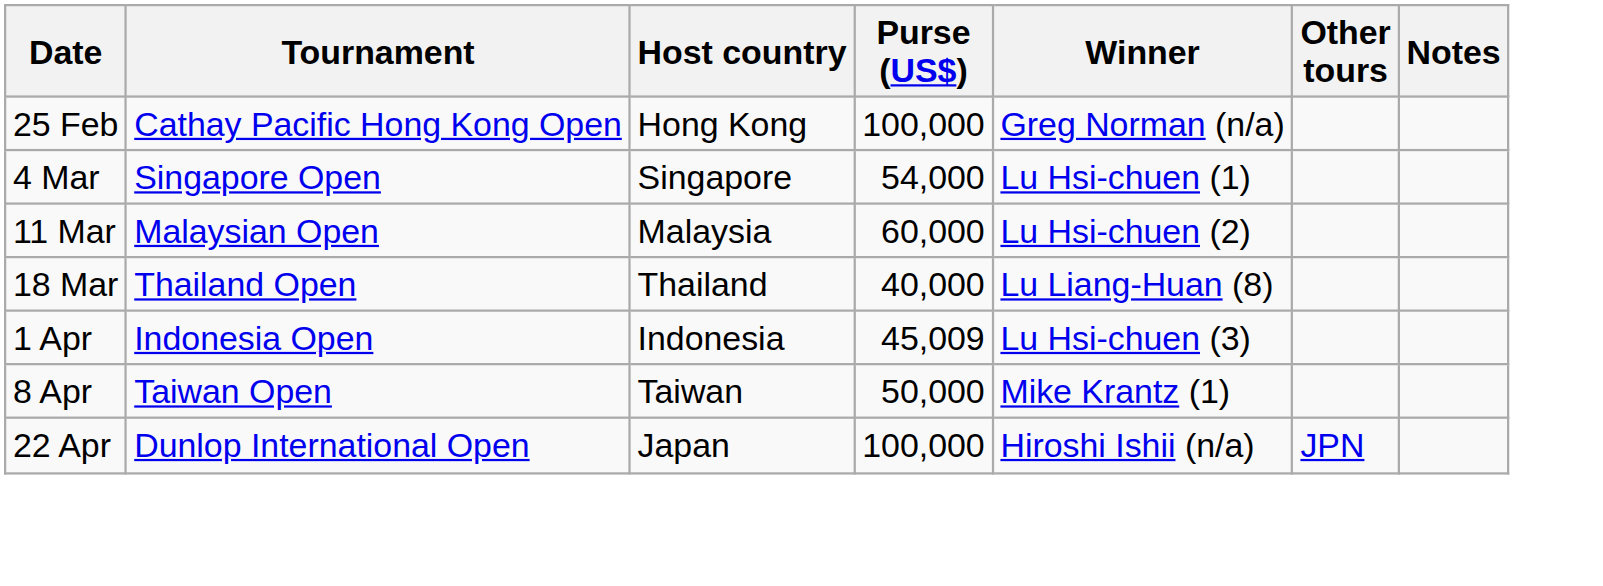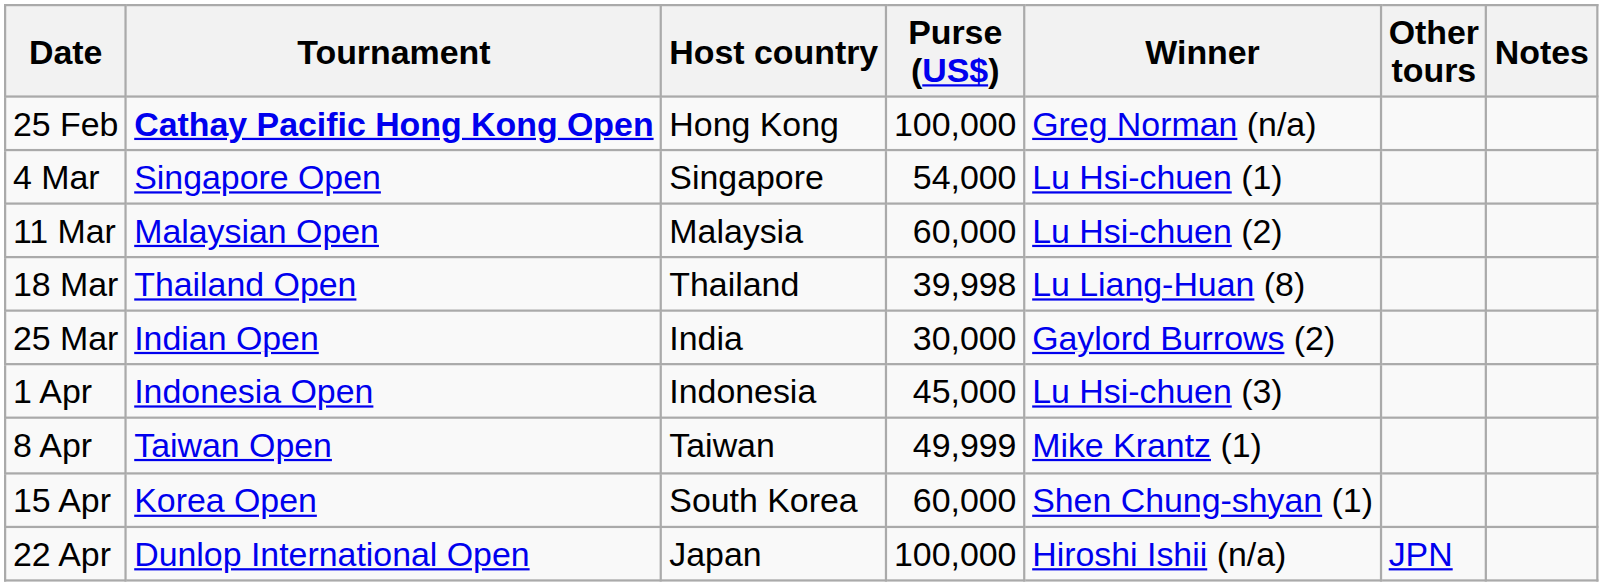(378, 124) normal -> (394, 124) bold
(933, 285) 40,000 -> (965, 285) 39,998
+ row: (66, 338)
(933, 338) 45,009 -> (965, 392) 45,000
(933, 392) 50,000 -> (965, 446) 49,999
+ row: (62, 499)
